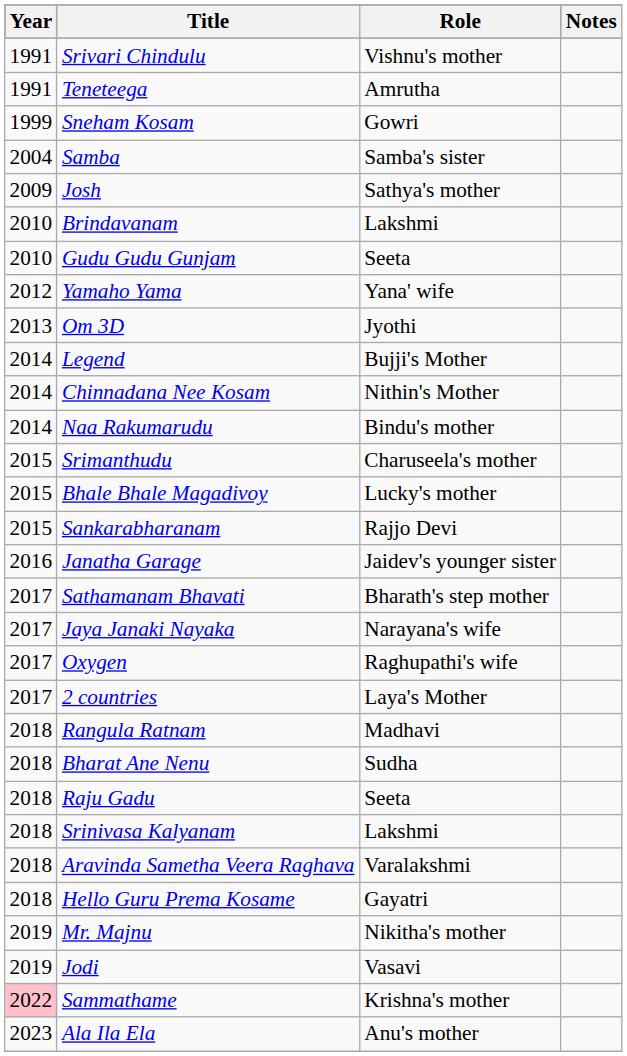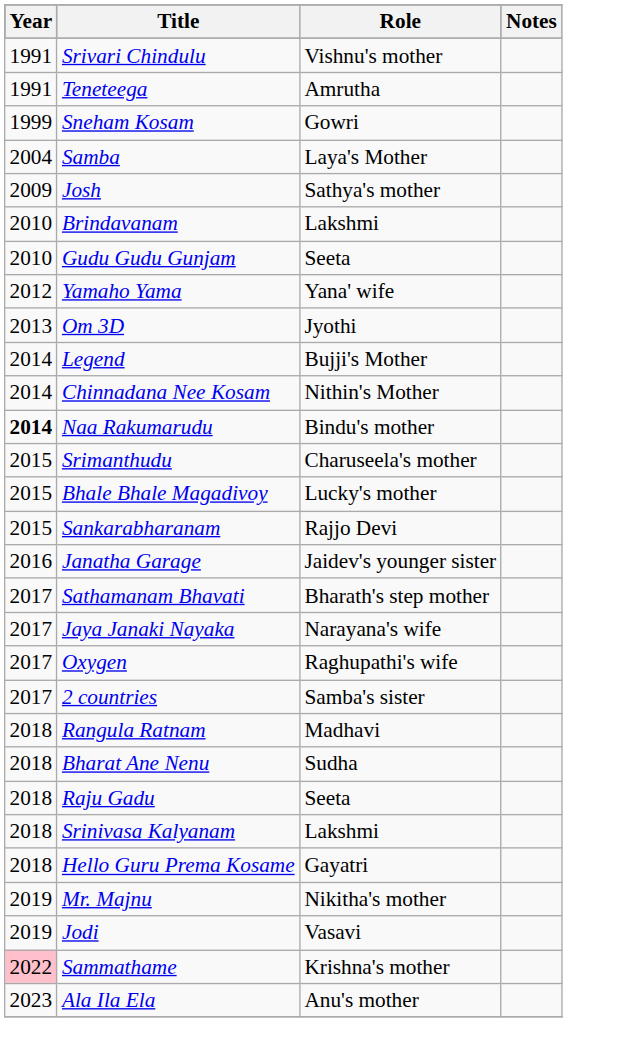(424, 156) Samba's sister -> (366, 156) Laya's Mother
(31, 426) normal -> (31, 426) bold
(426, 696) Laya's Mother -> (365, 696) Samba's sister
- row: (208, 865)
